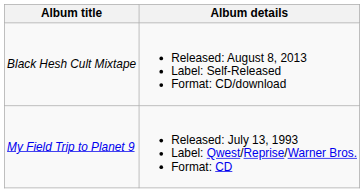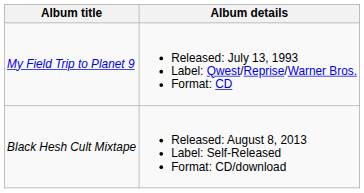rows swapped: (71, 146) <-> (72, 64)
